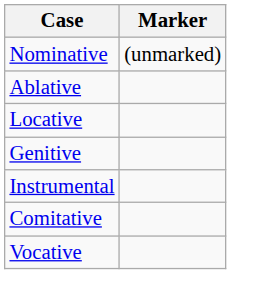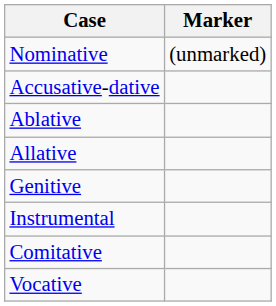+ row: (85, 86)
- row: (46, 119)
+ row: (43, 152)
